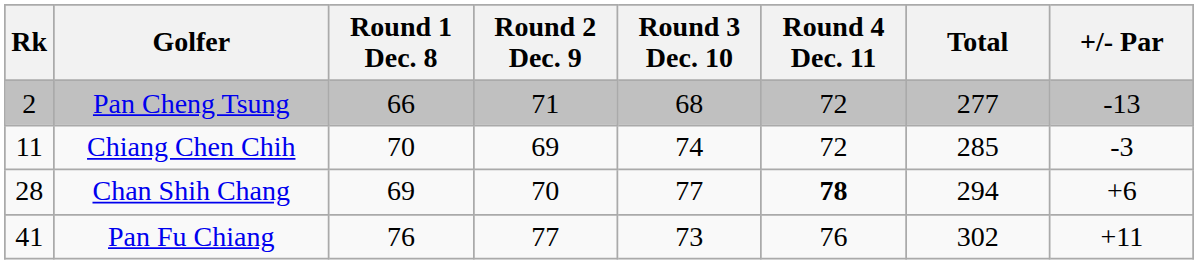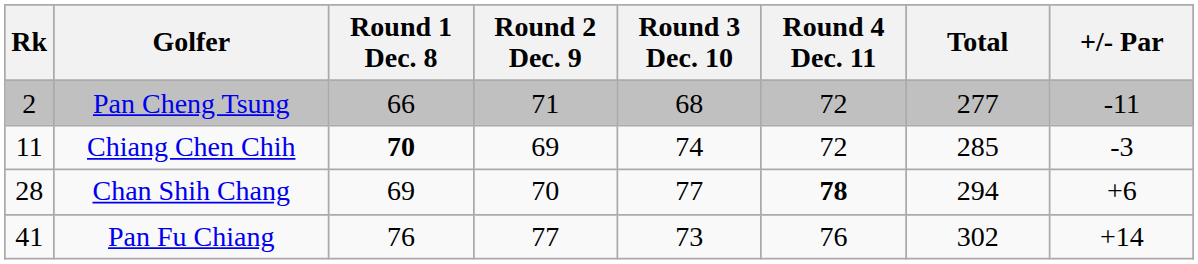(1122, 102) -13 -> (1122, 102) -11
(401, 147) normal -> (401, 147) bold
(1122, 235) +11 -> (1122, 235) +14
